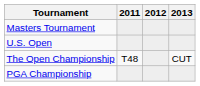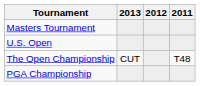columns swapped: (130, 12) <-> (182, 12)
